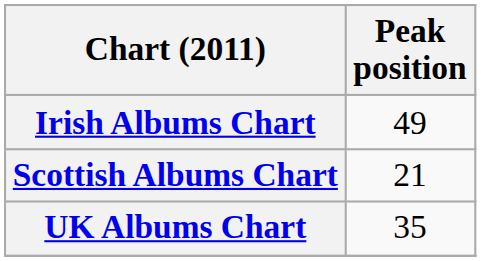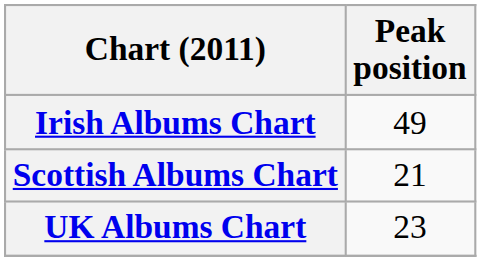(410, 227) 35 -> (410, 227) 23
